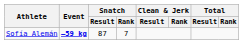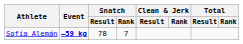(102, 33) 87 -> (102, 33) 78
